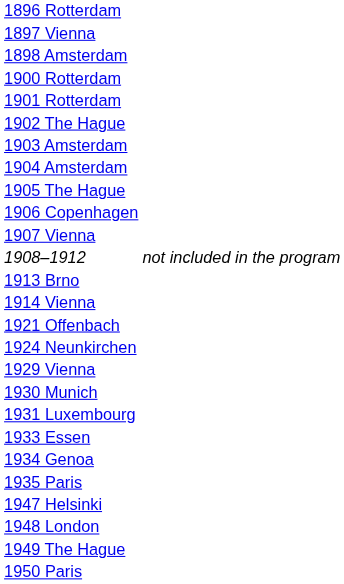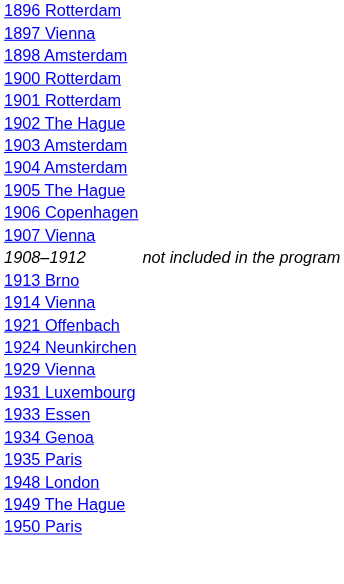- row: (51, 392)
- row: (53, 504)
